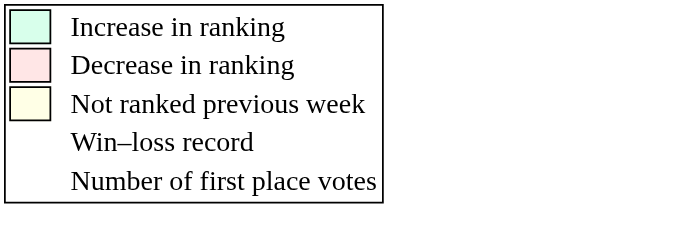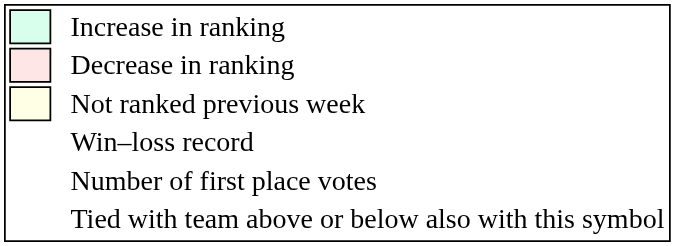+ row: (367, 218)
